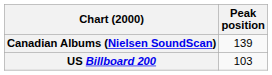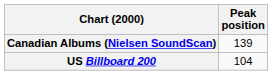(243, 61) 103 -> (243, 61) 104
